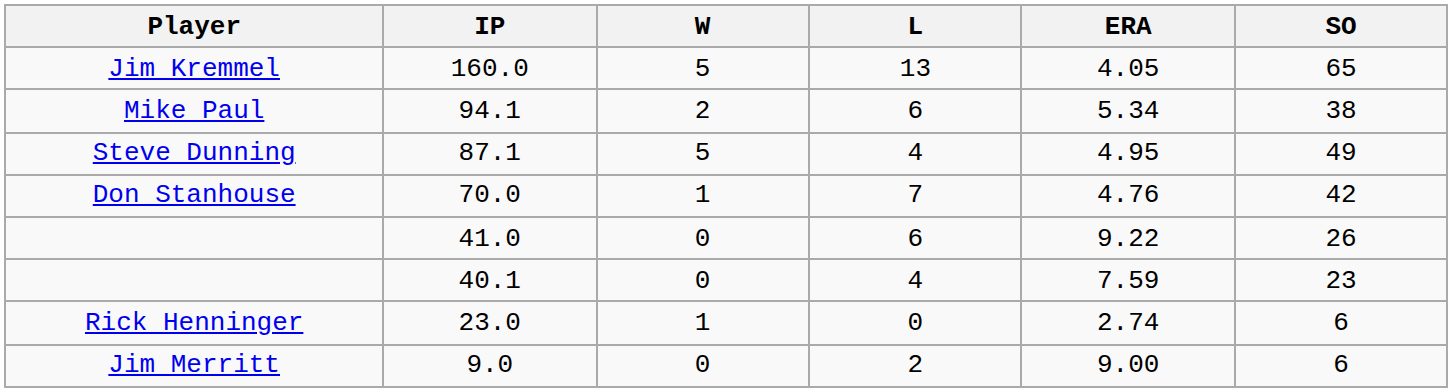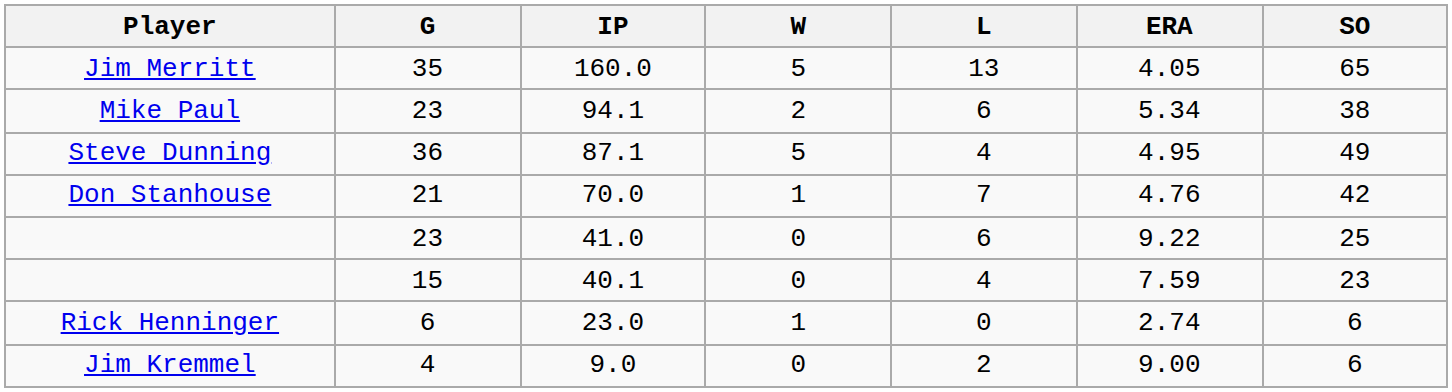+ column: (427, 26)
(194, 69) Jim Kremmel -> (170, 69) Jim Merritt
(1341, 238) 26 -> (1355, 238) 25
(194, 365) Jim Merritt -> (170, 365) Jim Kremmel
